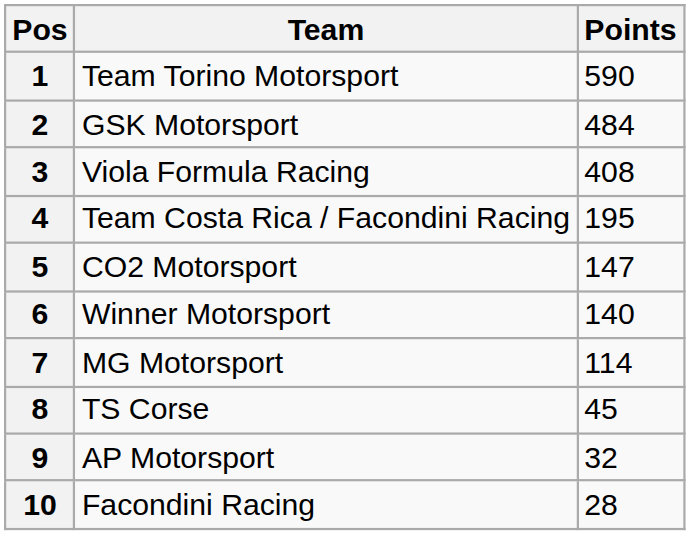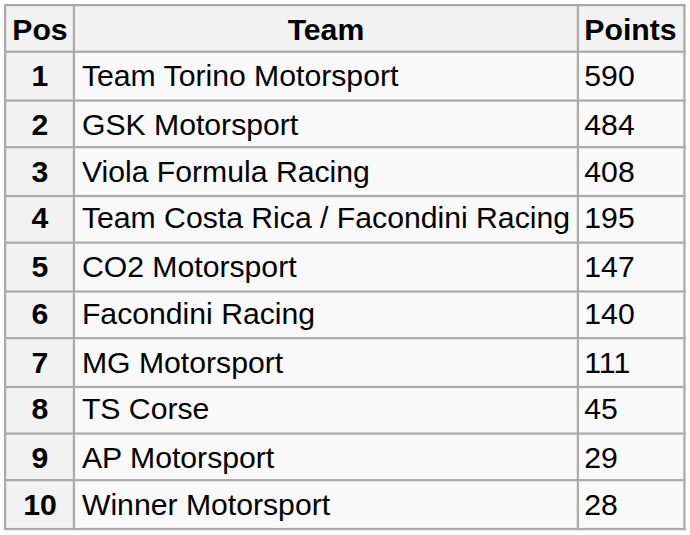(206, 314) Winner Motorsport -> (199, 314) Facondini Racing
(608, 362) 114 -> (607, 362) 111
(601, 457) 32 -> (601, 457) 29
(199, 504) Facondini Racing -> (206, 504) Winner Motorsport
